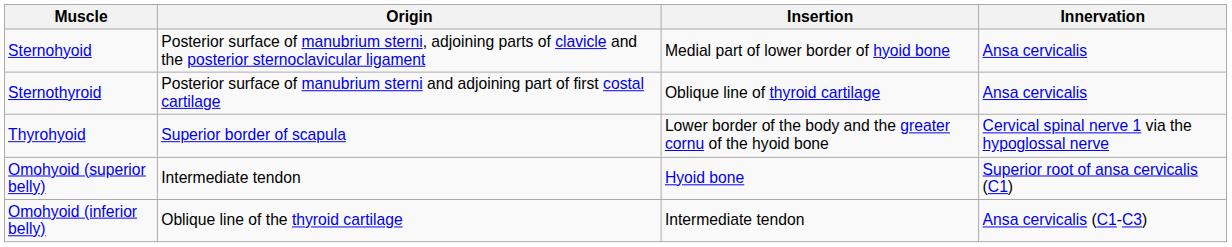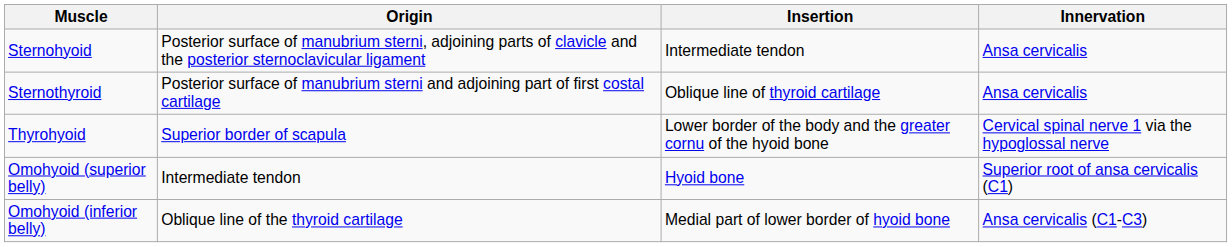(807, 50) Medial part of lower border of hyoid bone -> (735, 50) Intermediate tendon
(735, 220) Intermediate tendon -> (807, 220) Medial part of lower border of hyoid bone
